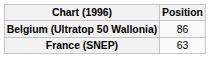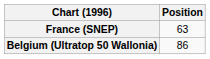rows swapped: (82, 29) <-> (82, 45)
